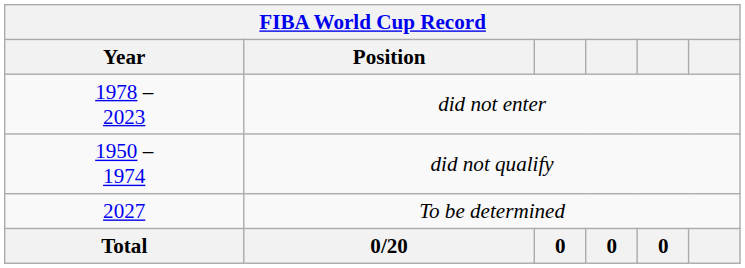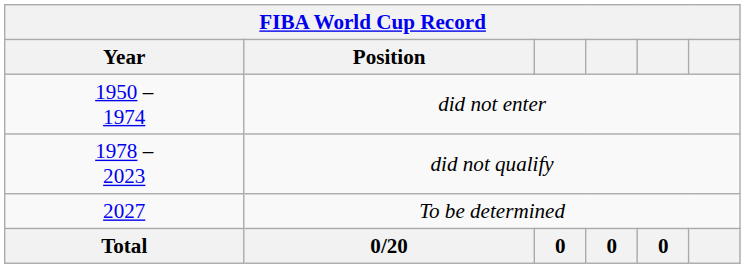(124, 104) 1978 – 2023 -> (124, 104) 1950 – 1974
(124, 164) 1950 – 1974 -> (124, 164) 1978 – 2023
